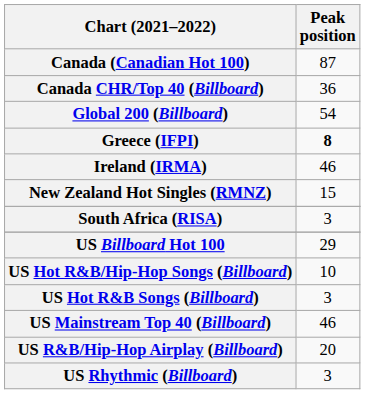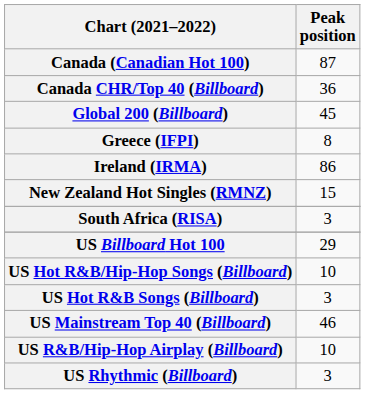(328, 114) 54 -> (328, 114) 45
(328, 140) bold -> (328, 140) normal
(328, 166) 46 -> (328, 166) 86
(328, 349) 20 -> (328, 349) 10
